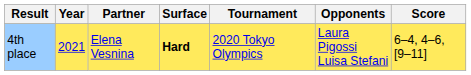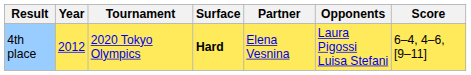columns swapped: (262, 14) <-> (124, 14)
(72, 47) 2021 -> (72, 47) 2012
